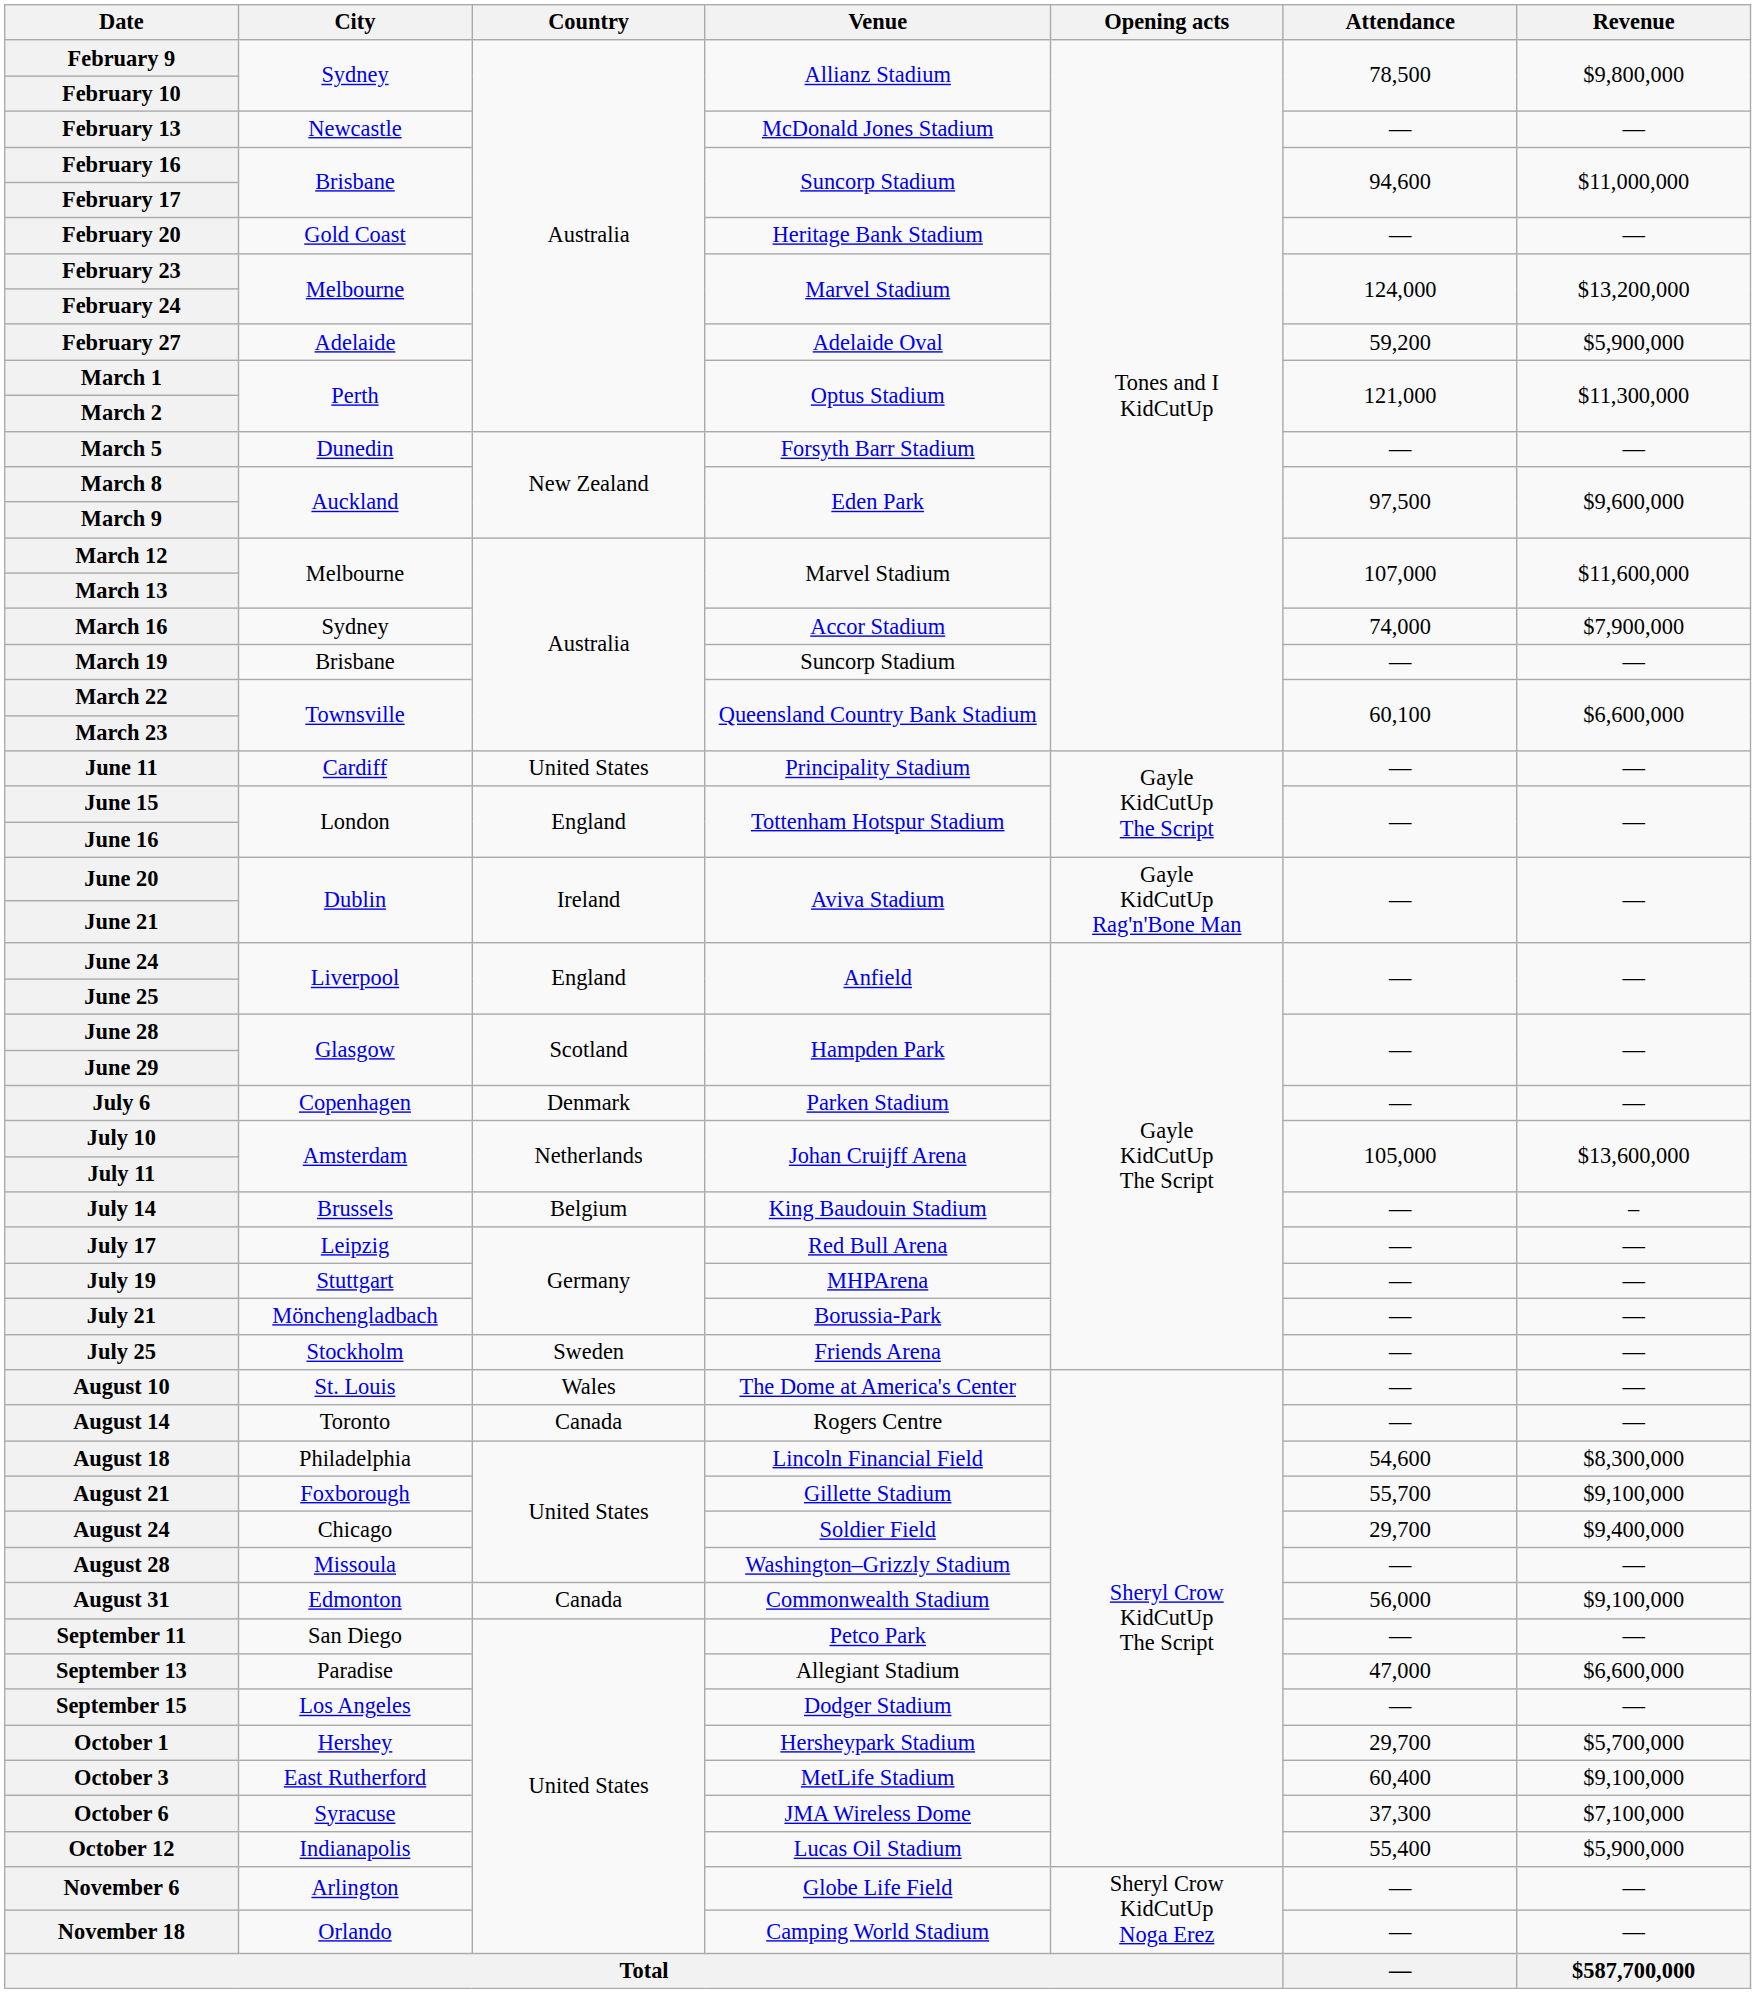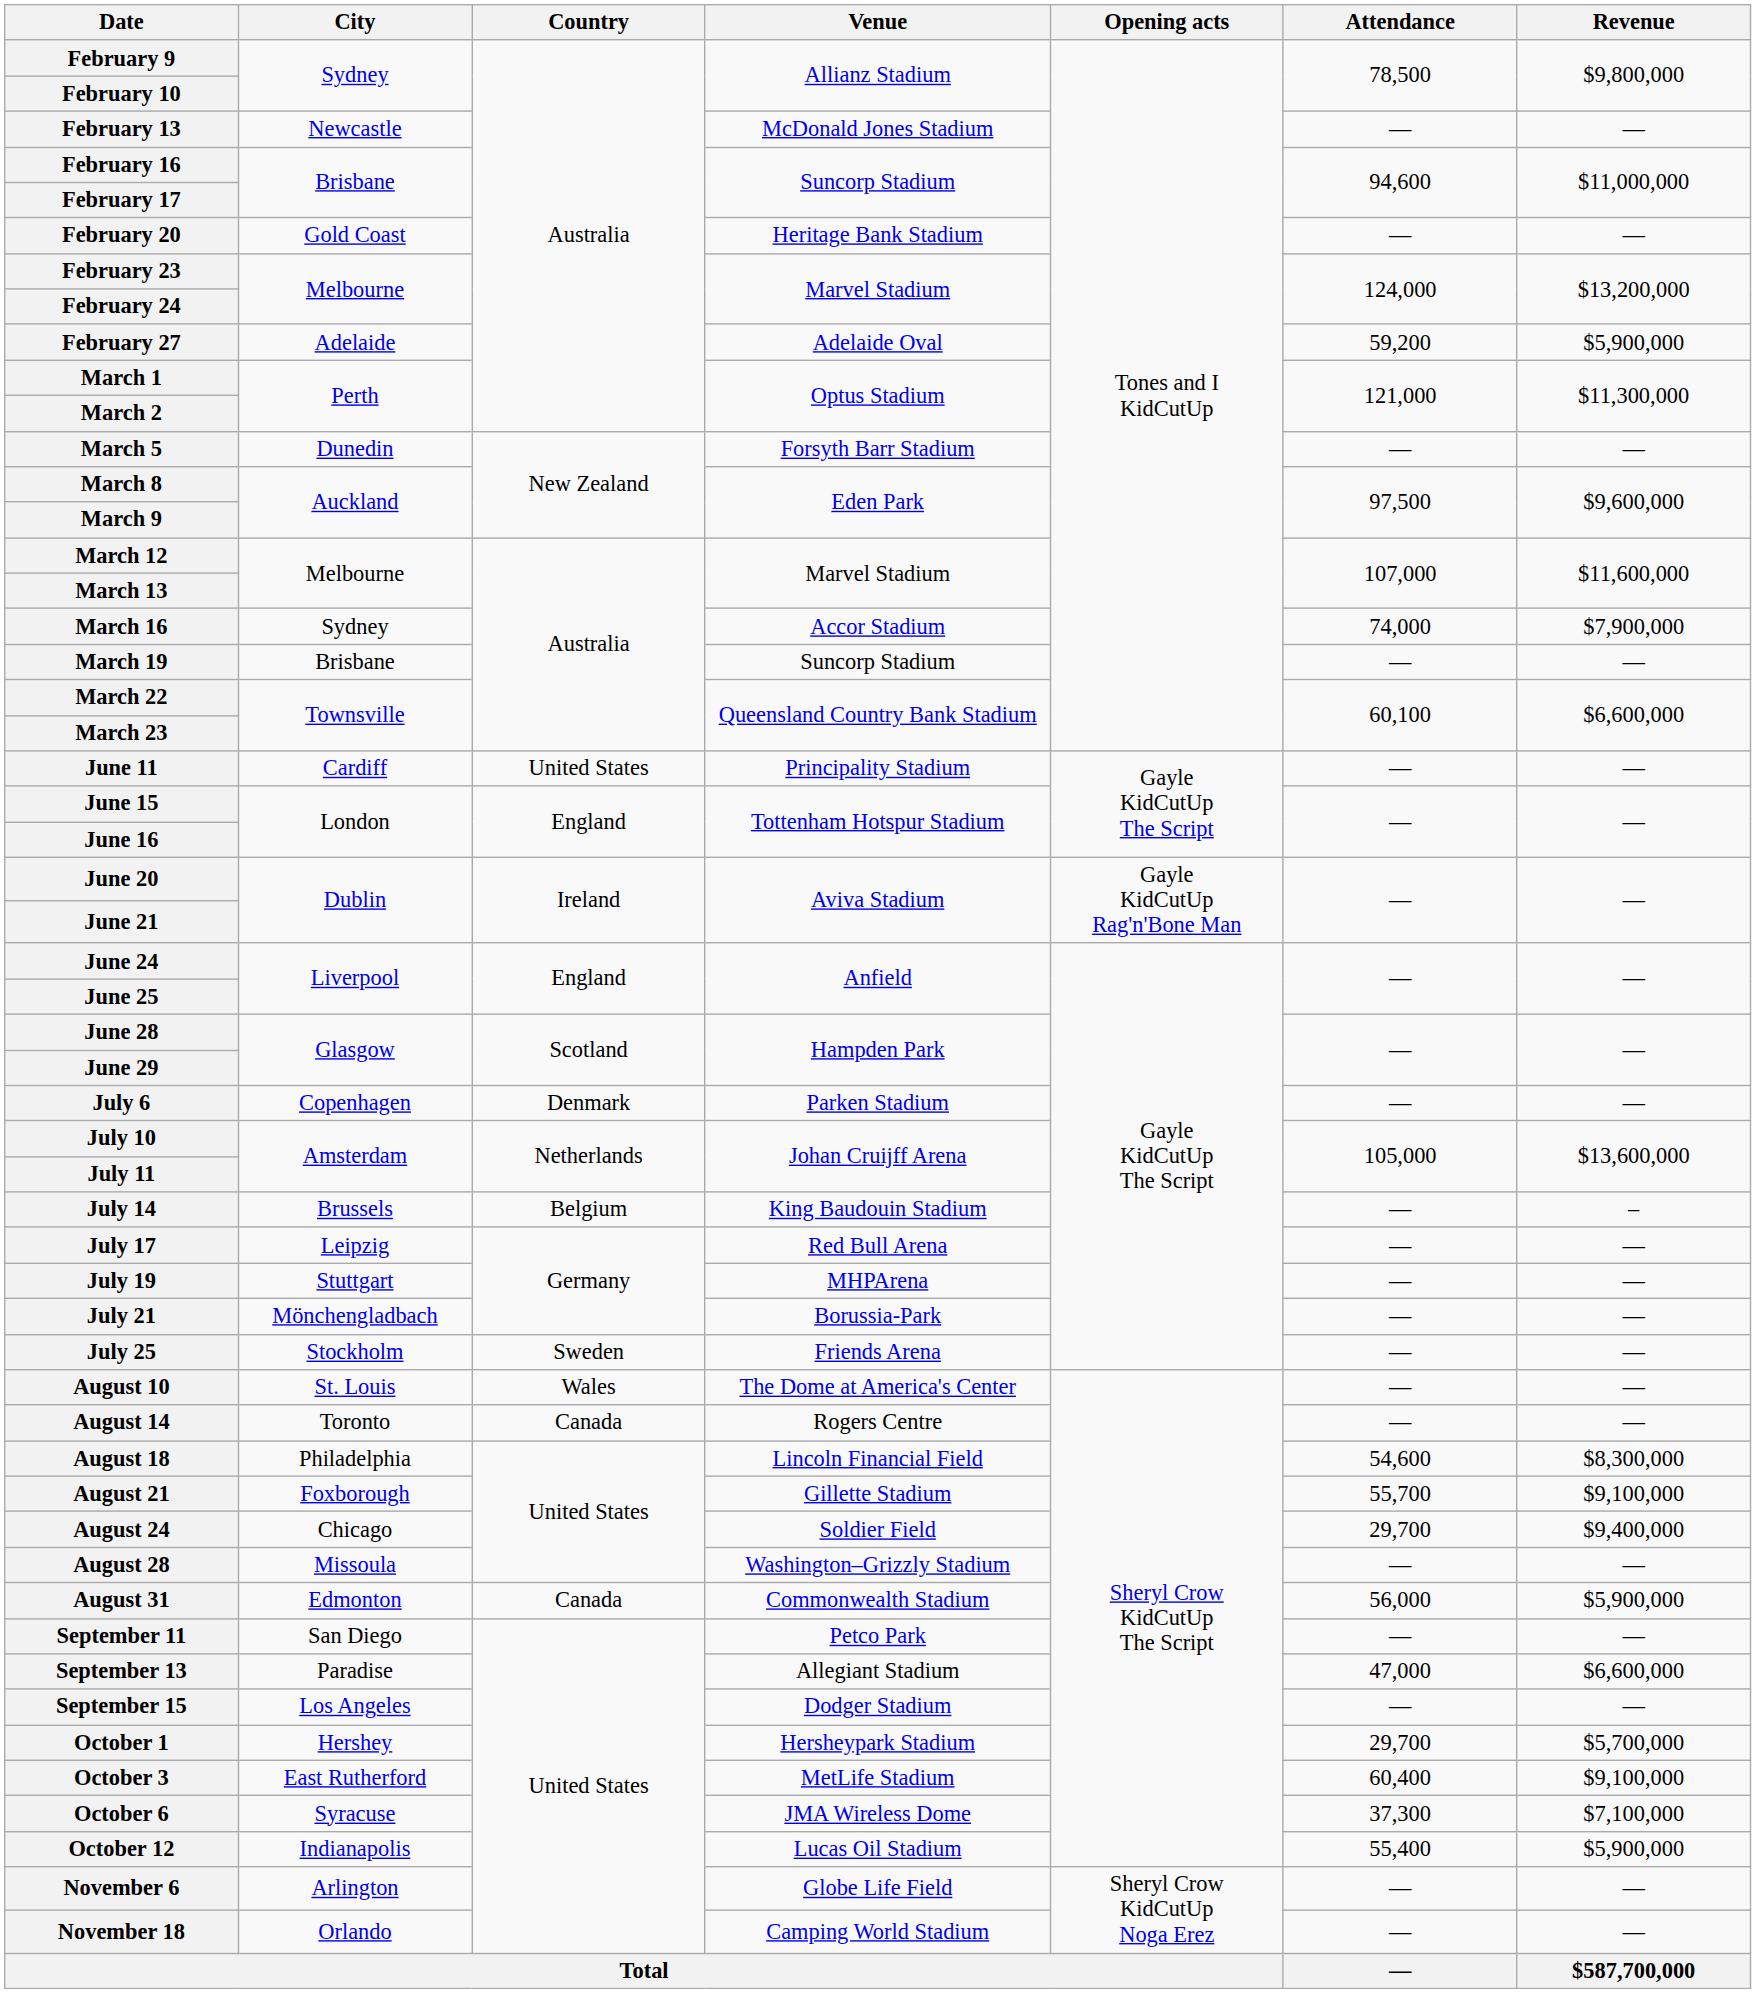(1634, 1600) $9,100,000 -> (1634, 1600) $5,900,000
